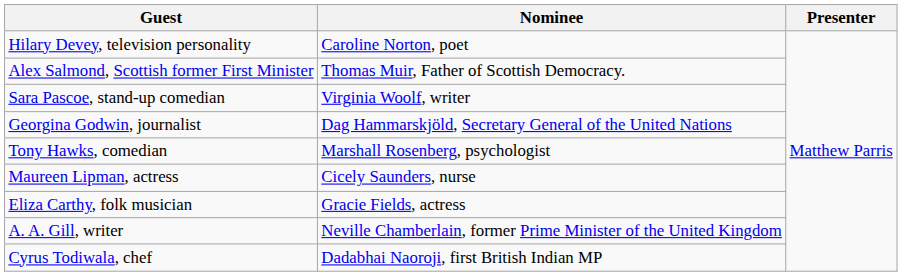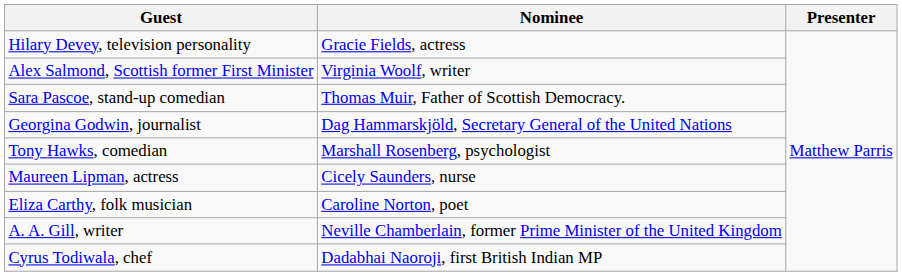(395, 44) Caroline Norton, poet -> (393, 44) Gracie Fields, actress
(473, 71) Thomas Muir, Father of Scottish Democracy. -> (396, 71) Virginia Woolf, writer
(396, 97) Virginia Woolf, writer -> (473, 97) Thomas Muir, Father of Scottish Democracy.
(393, 204) Gracie Fields, actress -> (395, 204) Caroline Norton, poet
